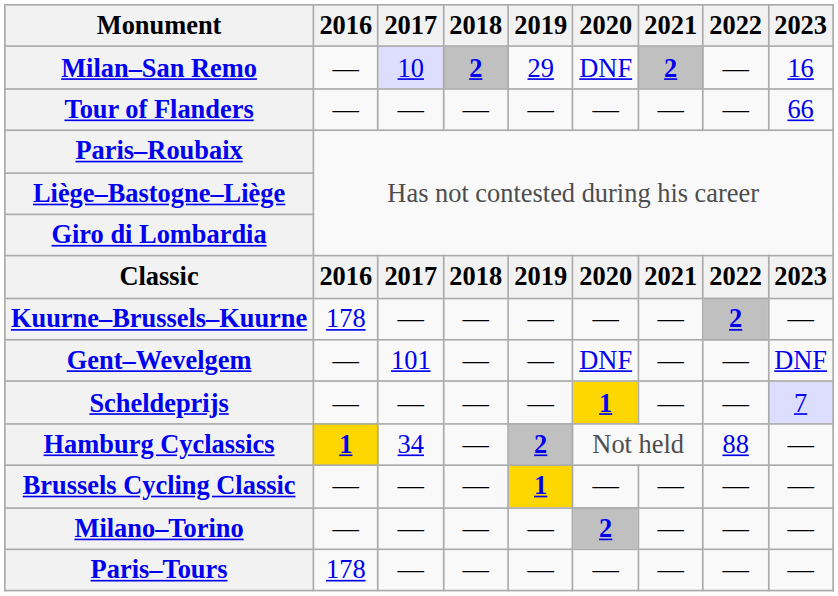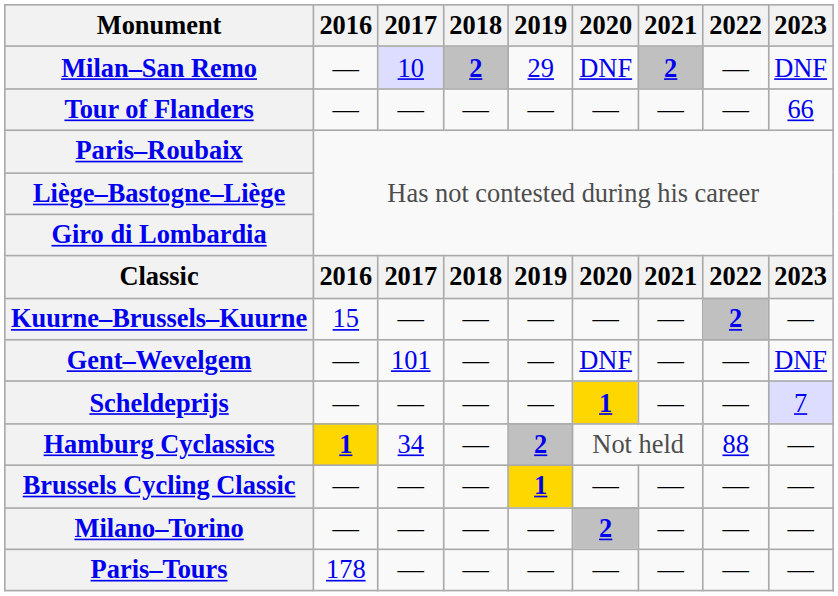(801, 67) 16 -> (801, 67) DNF
(346, 318) 178 -> (346, 318) 15
